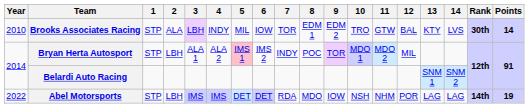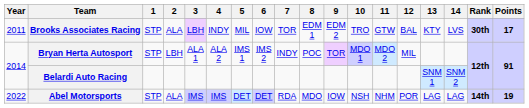(16, 30) 2010 -> (16, 30) 2011
(509, 30) 14 -> (509, 30) 17
(242, 54) pink background -> (242, 54) no background
(174, 96) LBH -> (174, 96) ALA
